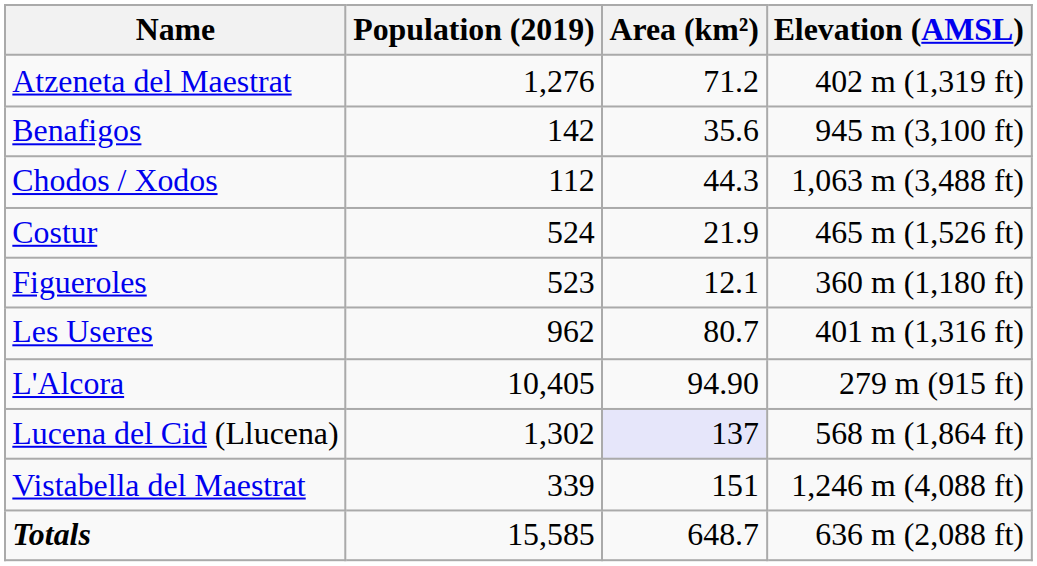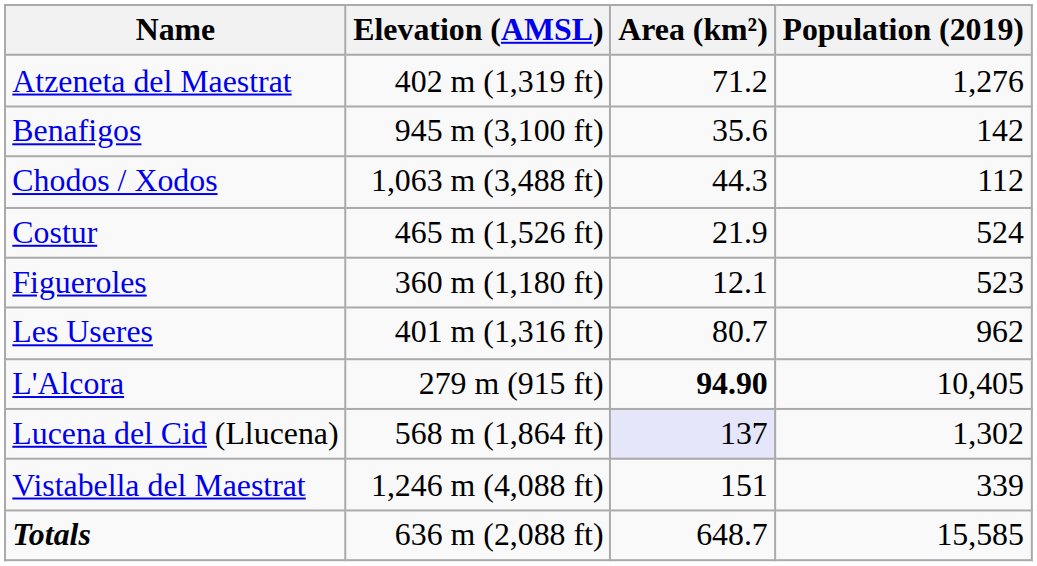columns swapped: (474, 29) <-> (899, 29)
(723, 383) normal -> (732, 383) bold
